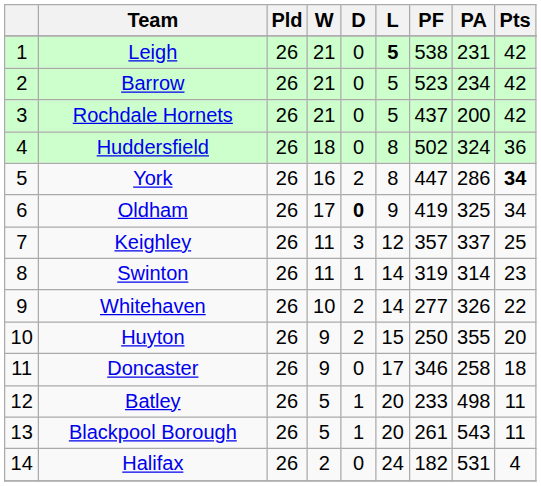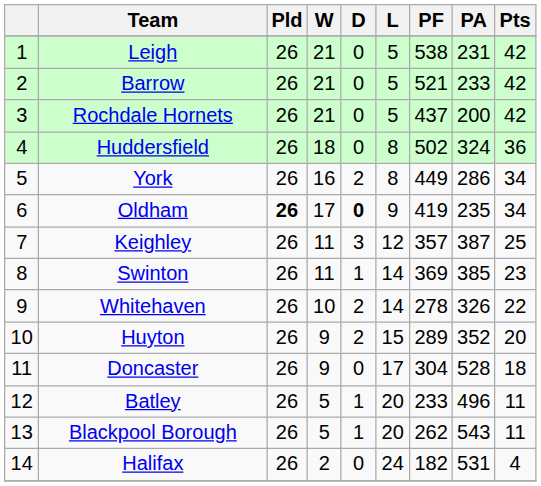(393, 52) bold -> (393, 52) normal
(431, 83) 523 -> (431, 83) 521
(474, 83) 234 -> (474, 83) 233
(431, 178) 447 -> (431, 178) 449
(515, 178) bold -> (515, 178) normal
(287, 210) normal -> (287, 210) bold
(474, 210) 325 -> (474, 210) 235
(474, 242) 337 -> (474, 242) 387
(431, 274) 319 -> (431, 274) 369
(474, 274) 314 -> (474, 274) 385
(431, 305) 277 -> (431, 305) 278
(431, 337) 250 -> (431, 337) 289
(474, 337) 355 -> (474, 337) 352
(431, 369) 346 -> (431, 369) 304
(474, 369) 258 -> (474, 369) 528
(474, 400) 498 -> (474, 400) 496
(431, 432) 261 -> (431, 432) 262
